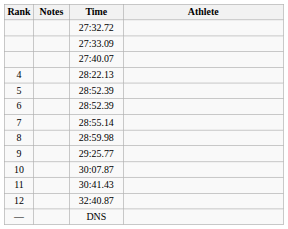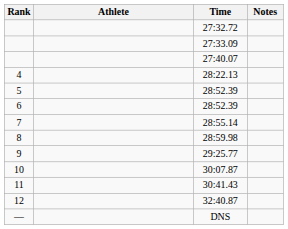columns swapped: (203, 12) <-> (51, 12)
